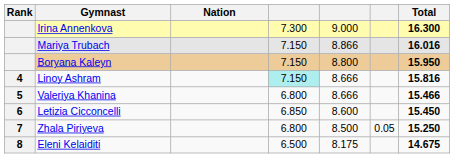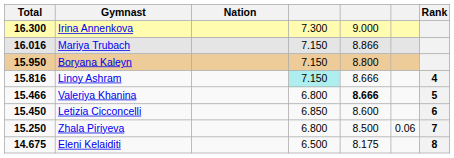columns swapped: (20, 12) <-> (424, 12)
(345, 95) normal -> (365, 95) bold
(385, 128) 0.05 -> (405, 128) 0.06
